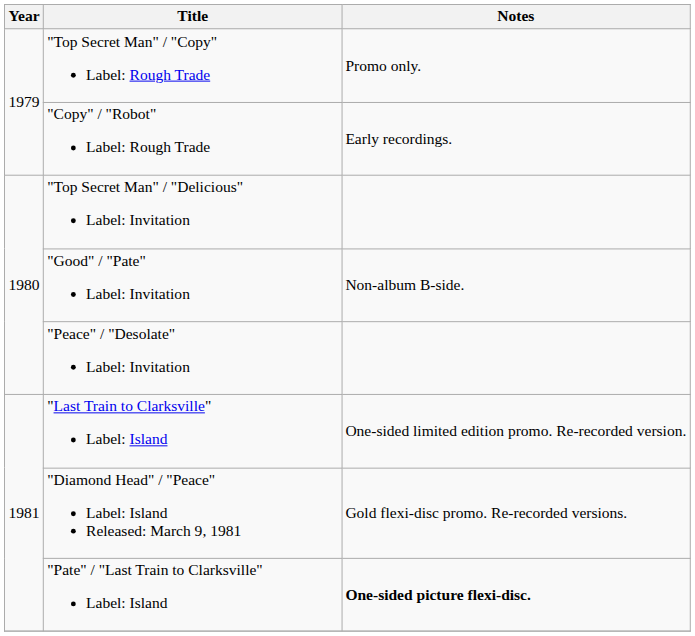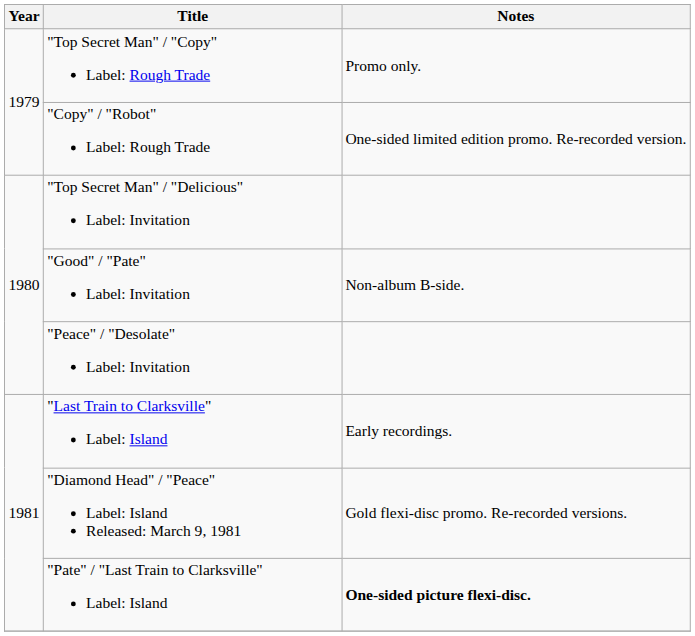(399, 138) Early recordings. -> (516, 138) One-sided limited edition promo. Re-recorded version.
(516, 431) One-sided limited edition promo. Re-recorded version. -> (399, 431) Early recordings.
